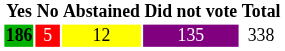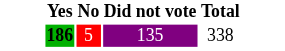- column: (102, 11)
